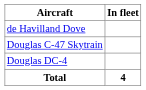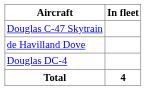rows swapped: (46, 28) <-> (55, 45)
